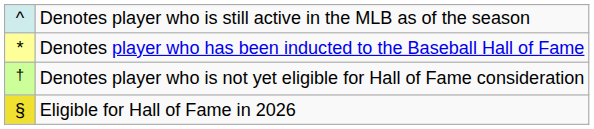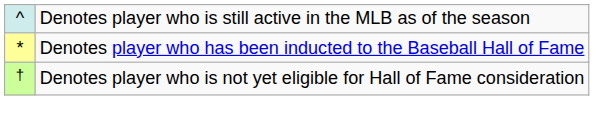- row: (168, 109)
